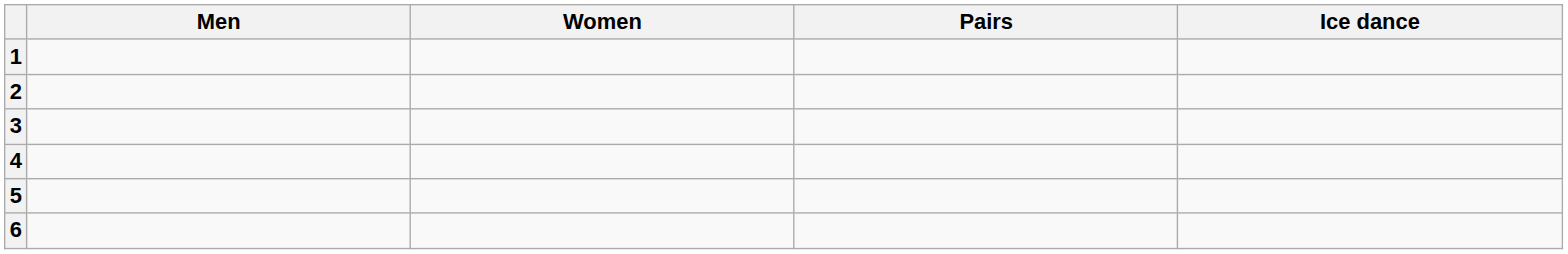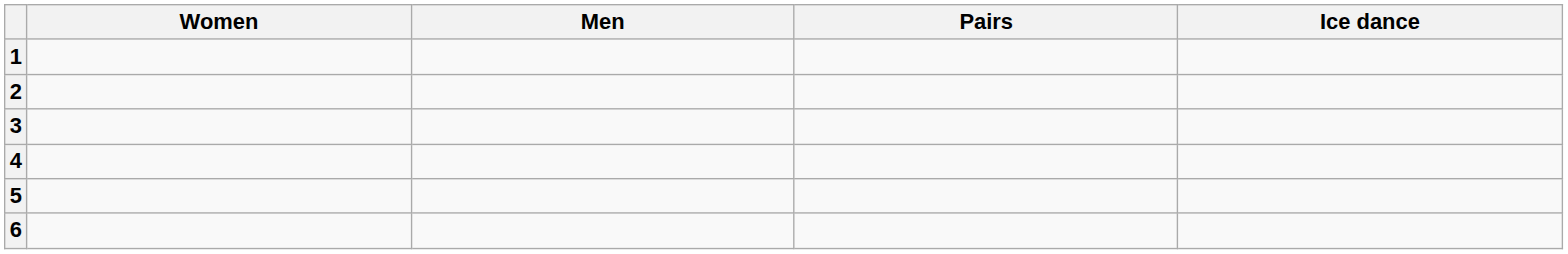columns swapped: (219, 21) <-> (602, 21)
